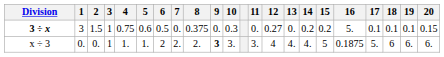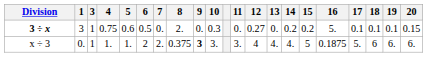- column: (96, 12)
(197, 28) 0.375 -> (180, 28) 2.
(197, 44) 2. -> (180, 44) 0.375
